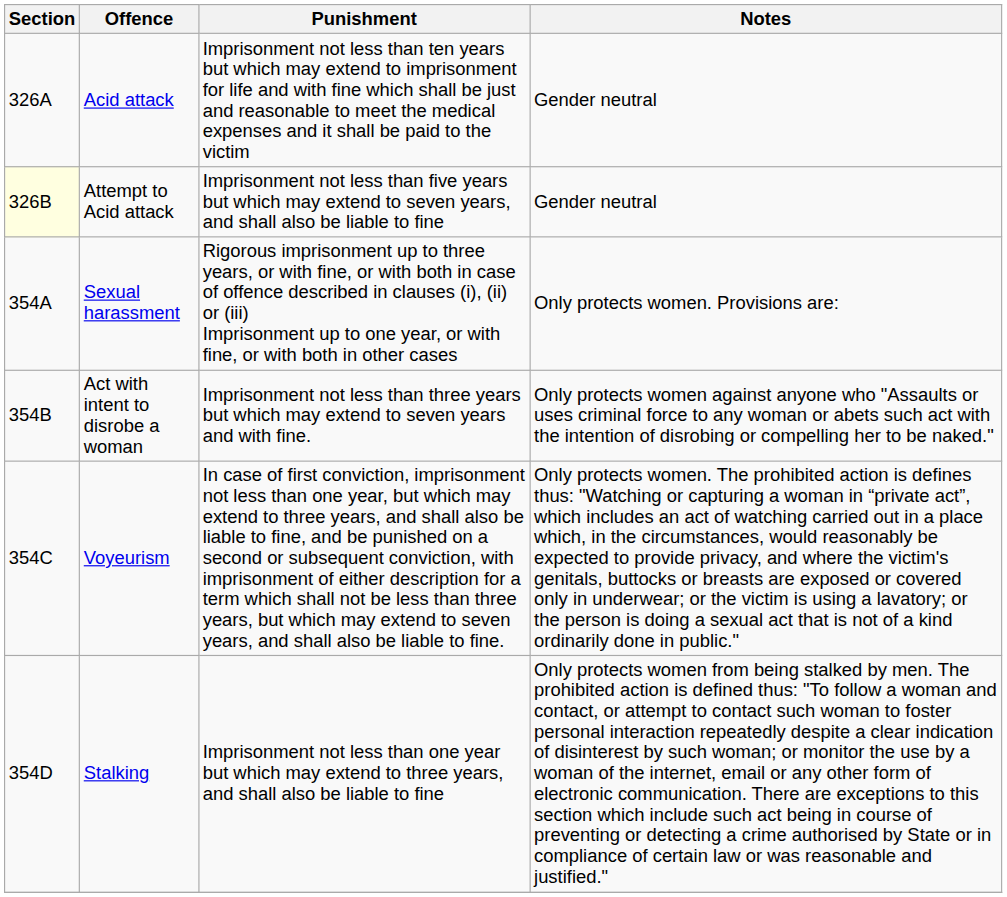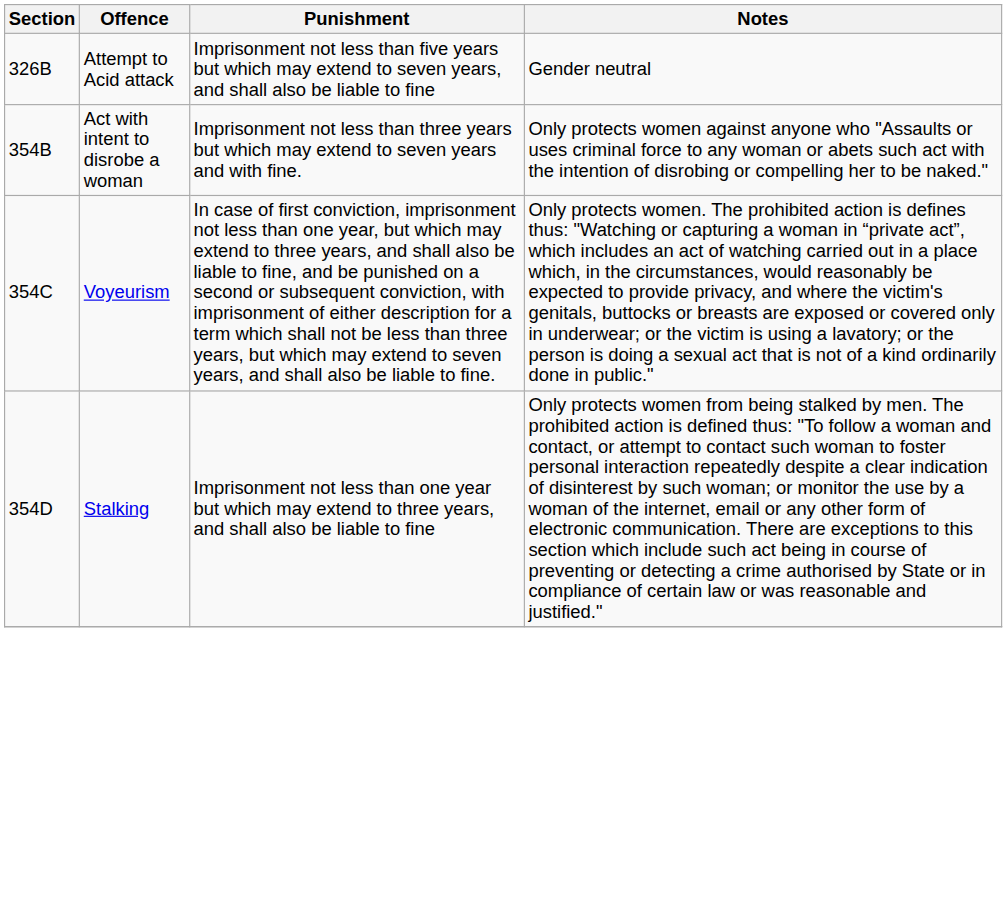- row: (129, 100)
(30, 201) lightyellow background -> (30, 68) no background
- row: (132, 303)
